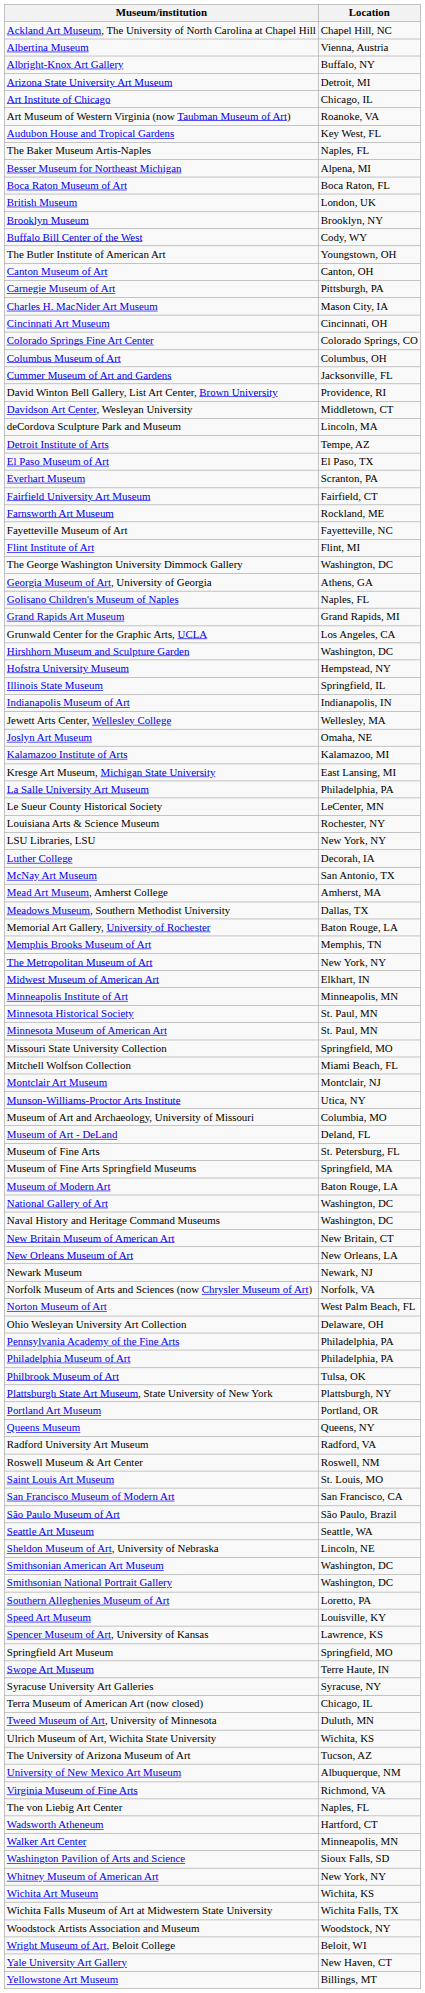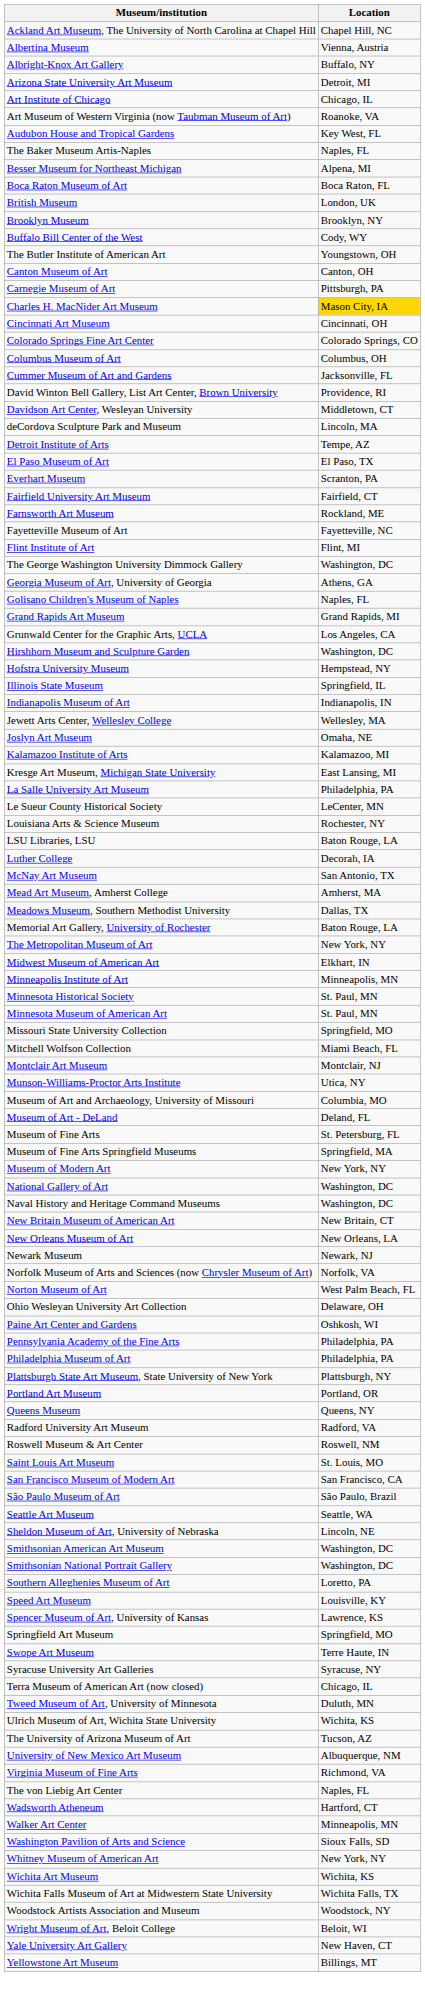(354, 306) no background -> (354, 306) gold background
(353, 841) New York, NY -> (359, 841) Baton Rouge, LA
- row: (79, 944)
(359, 1186) Baton Rouge, LA -> (353, 1169) New York, NY
+ row: (72, 1324)
- row: (63, 1376)
